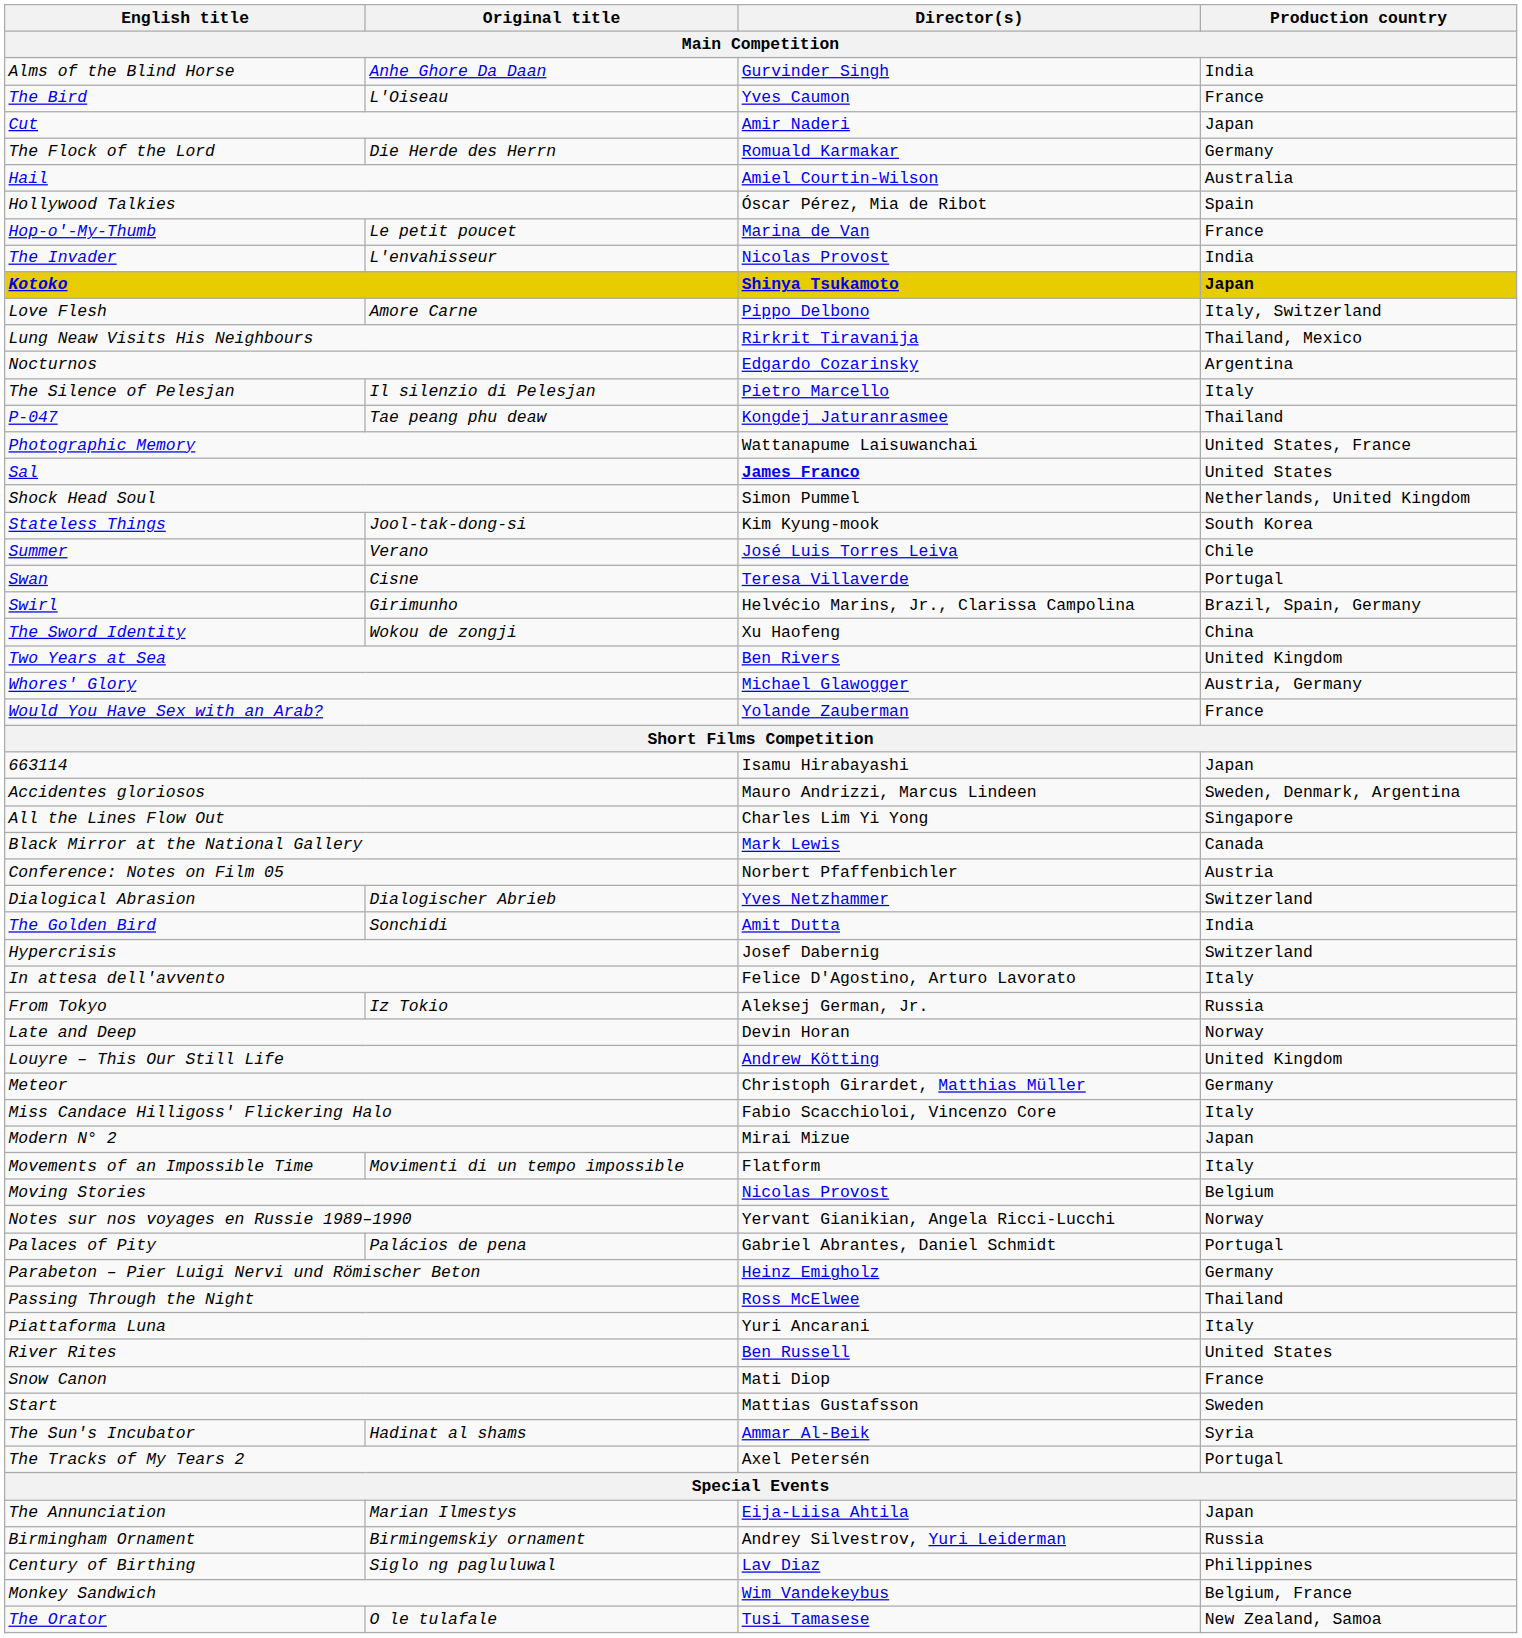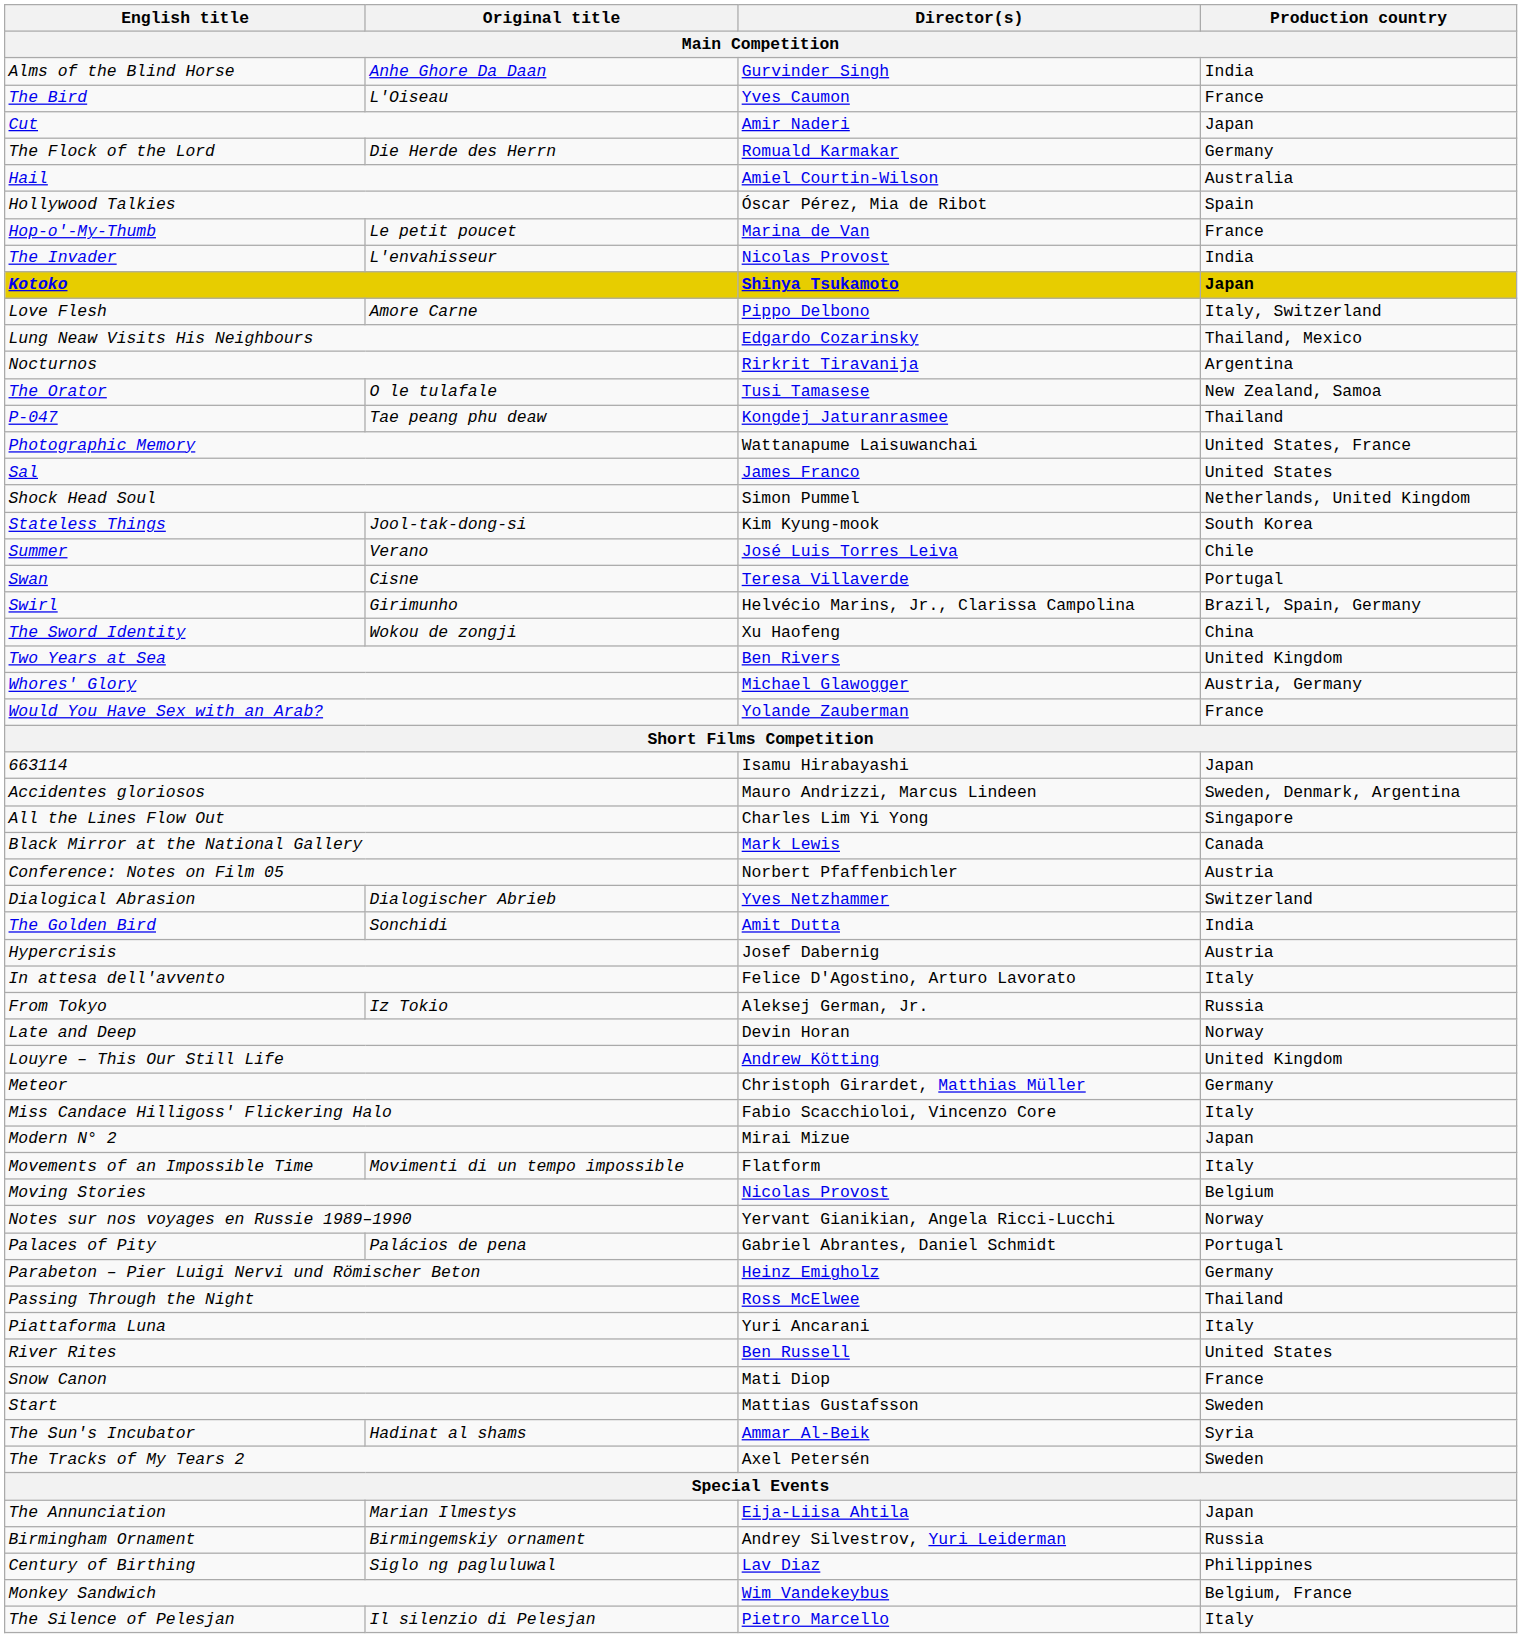(830, 338) Rirkrit Tiravanija -> (830, 338) Edgardo Cozarinsky
(830, 365) Edgardo Cozarinsky -> (830, 365) Rirkrit Tiravanija
rows swapped: (58, 1620) <-> (122, 392)
(801, 472) bold -> (801, 472) normal
(1259, 952) Switzerland -> (1239, 952) Austria
(1244, 1460) Portugal -> (1234, 1460) Sweden
